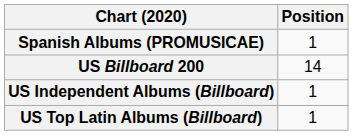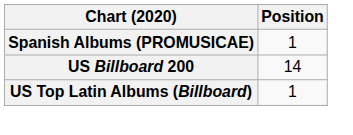- row: (141, 92)
